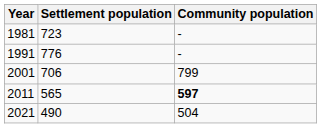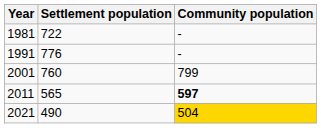(51, 34) 723 -> (51, 34) 722
(51, 73) 706 -> (51, 73) 760
(188, 113) no background -> (188, 113) gold background
